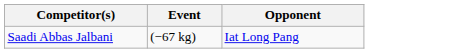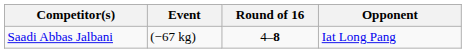+ column: (270, 15)
